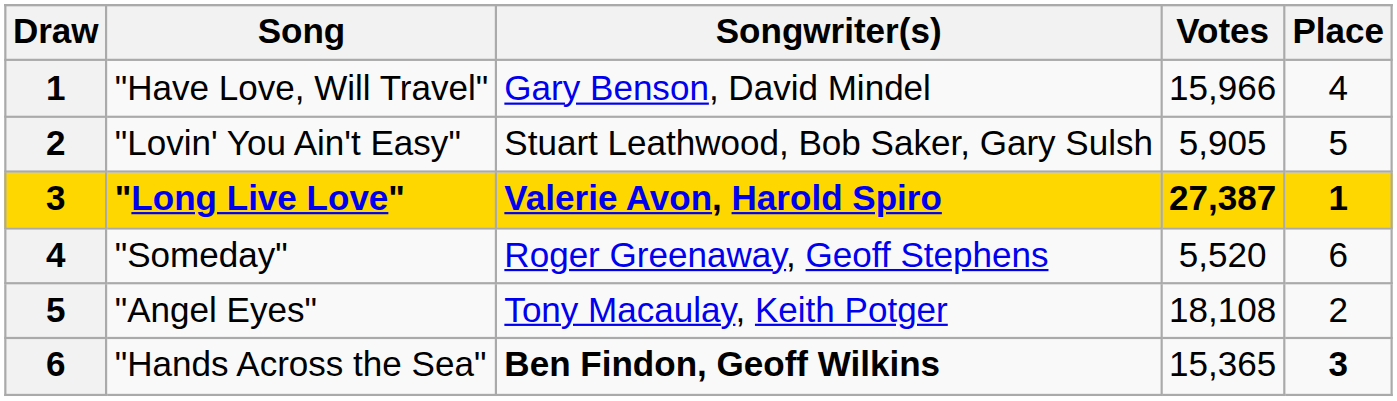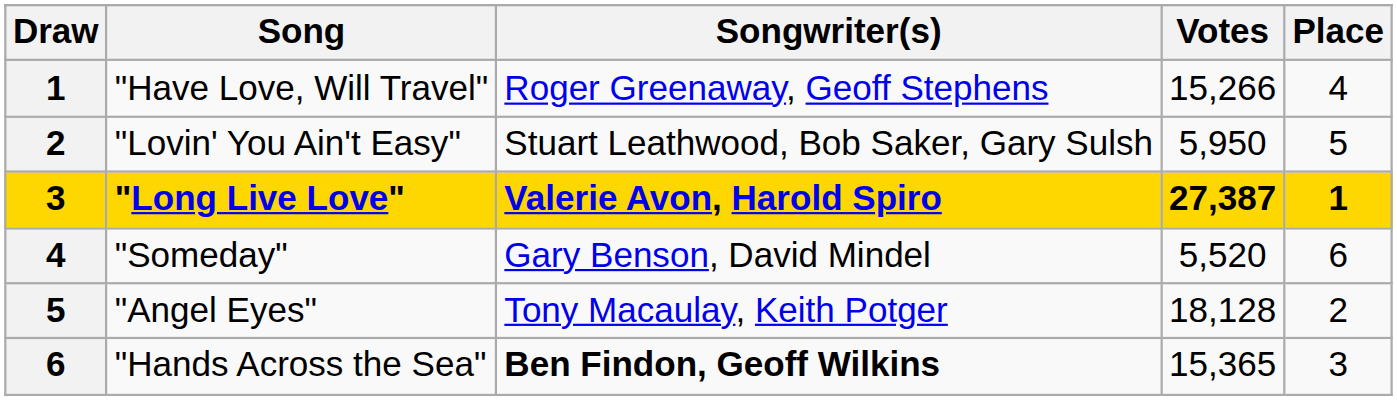(718, 87) Gary Benson, David Mindel -> (776, 87) Roger Greenaway, Geoff Stephens
(1223, 87) 15,966 -> (1223, 87) 15,266
(1223, 143) 5,905 -> (1223, 143) 5,950
(776, 254) Roger Greenaway, Geoff Stephens -> (718, 254) Gary Benson, David Mindel
(1223, 310) 18,108 -> (1223, 310) 18,128
(1338, 365) bold -> (1338, 365) normal
